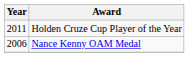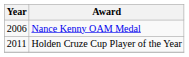rows swapped: (86, 44) <-> (107, 28)
